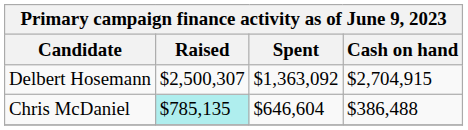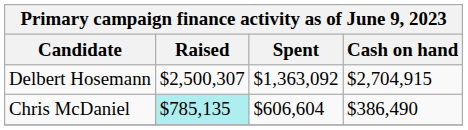(289, 109) $646,604 -> (289, 109) $606,604
(382, 109) $386,488 -> (382, 109) $386,490
